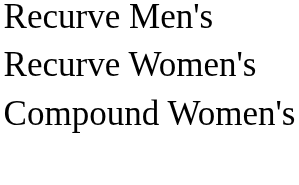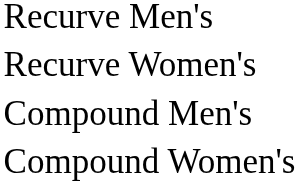+ row: (128, 113)
